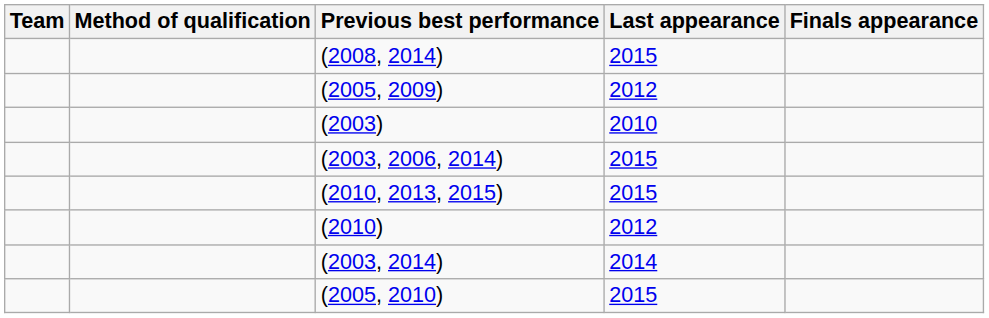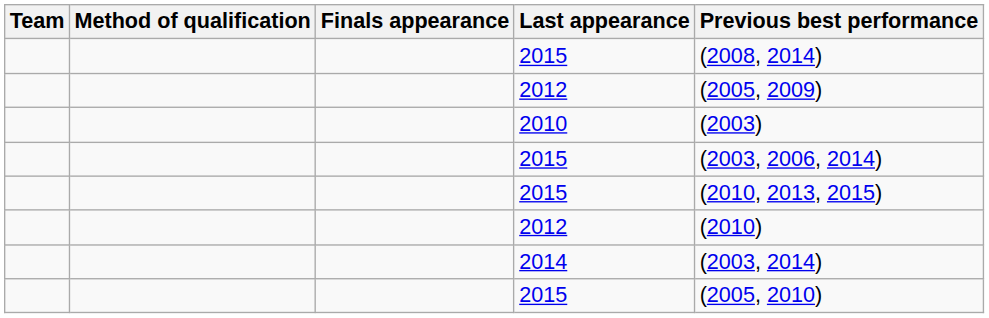columns swapped: (884, 21) <-> (460, 21)
